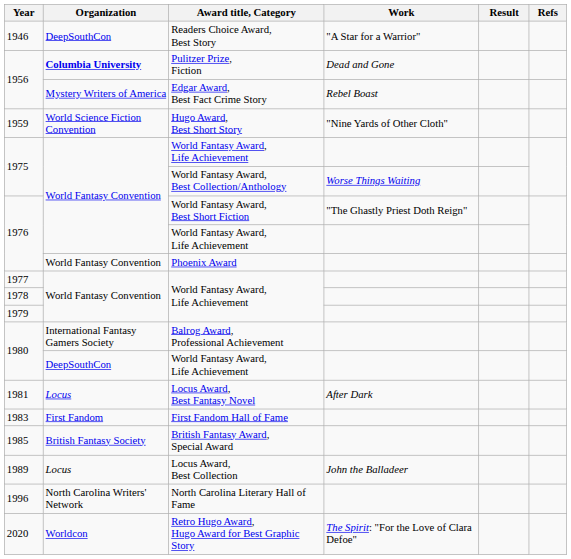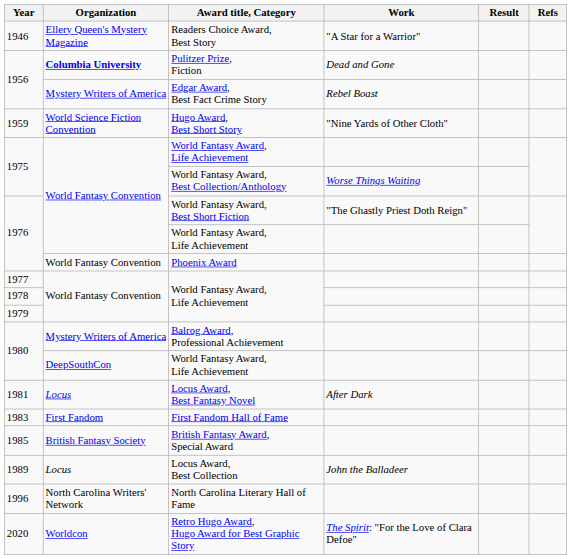(78, 36) DeepSouthCon -> (96, 36) Ellery Queen's Mystery Magazine
(91, 336) International Fantasy Gamers Society -> (106, 336) Mystery Writers of America
